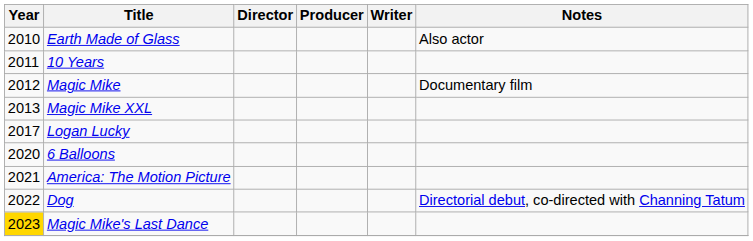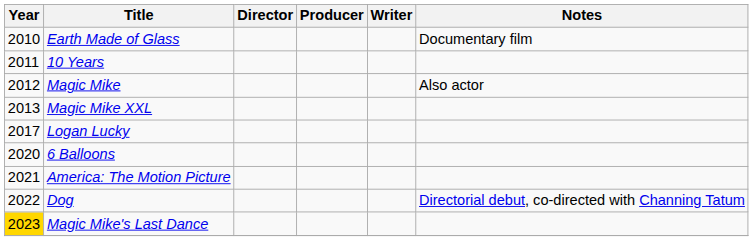(451, 39) Also actor -> (476, 39) Documentary film
(476, 85) Documentary film -> (451, 85) Also actor
